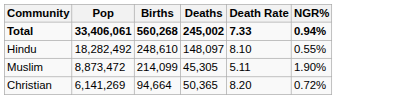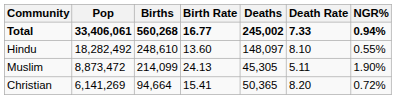+ column: (210, 13)
